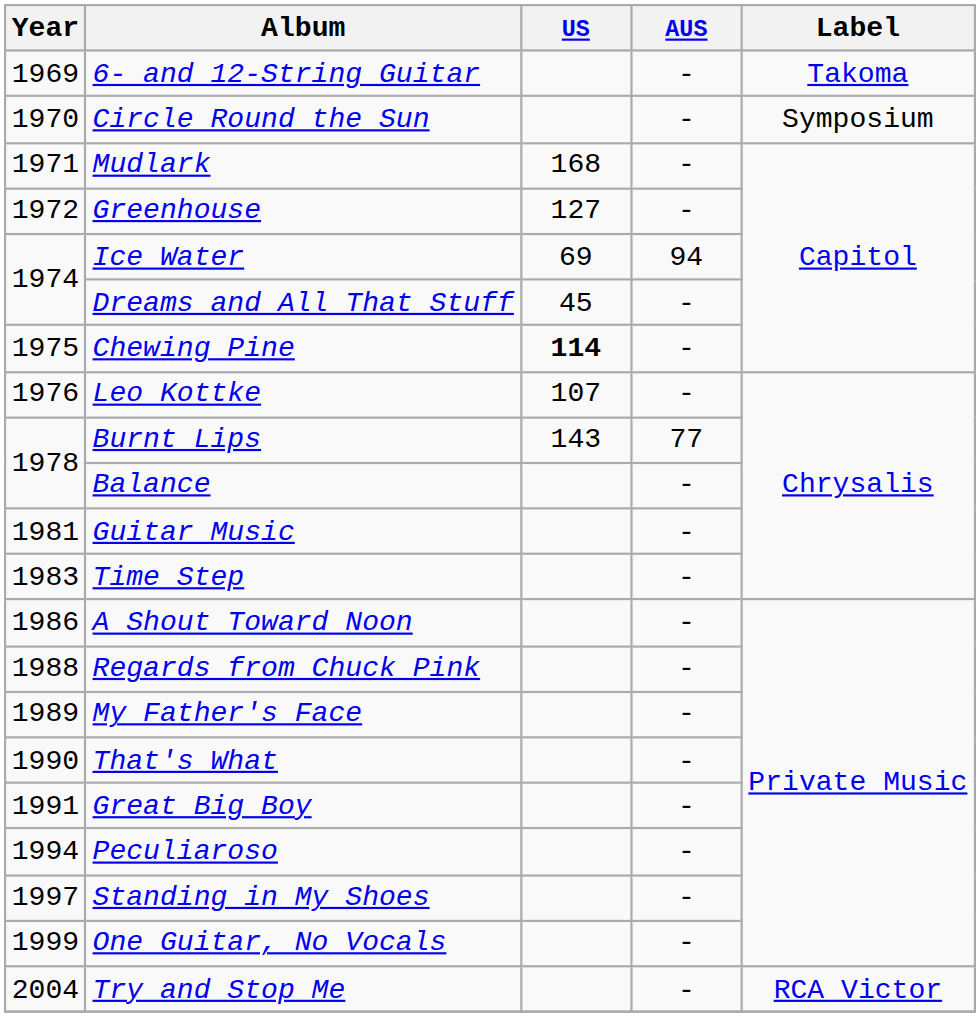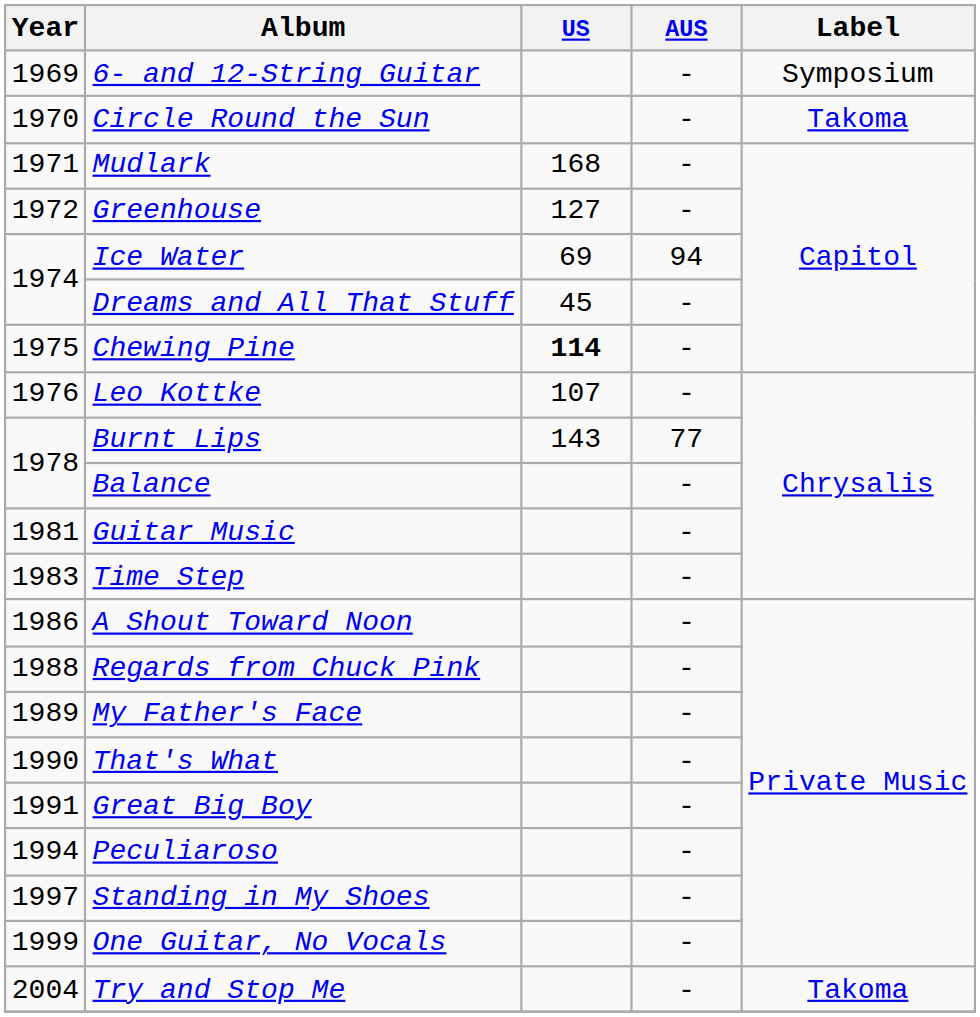(858, 74) Takoma -> (858, 74) Symposium
(858, 119) Symposium -> (858, 119) Takoma
(858, 989) RCA Victor -> (858, 989) Takoma
